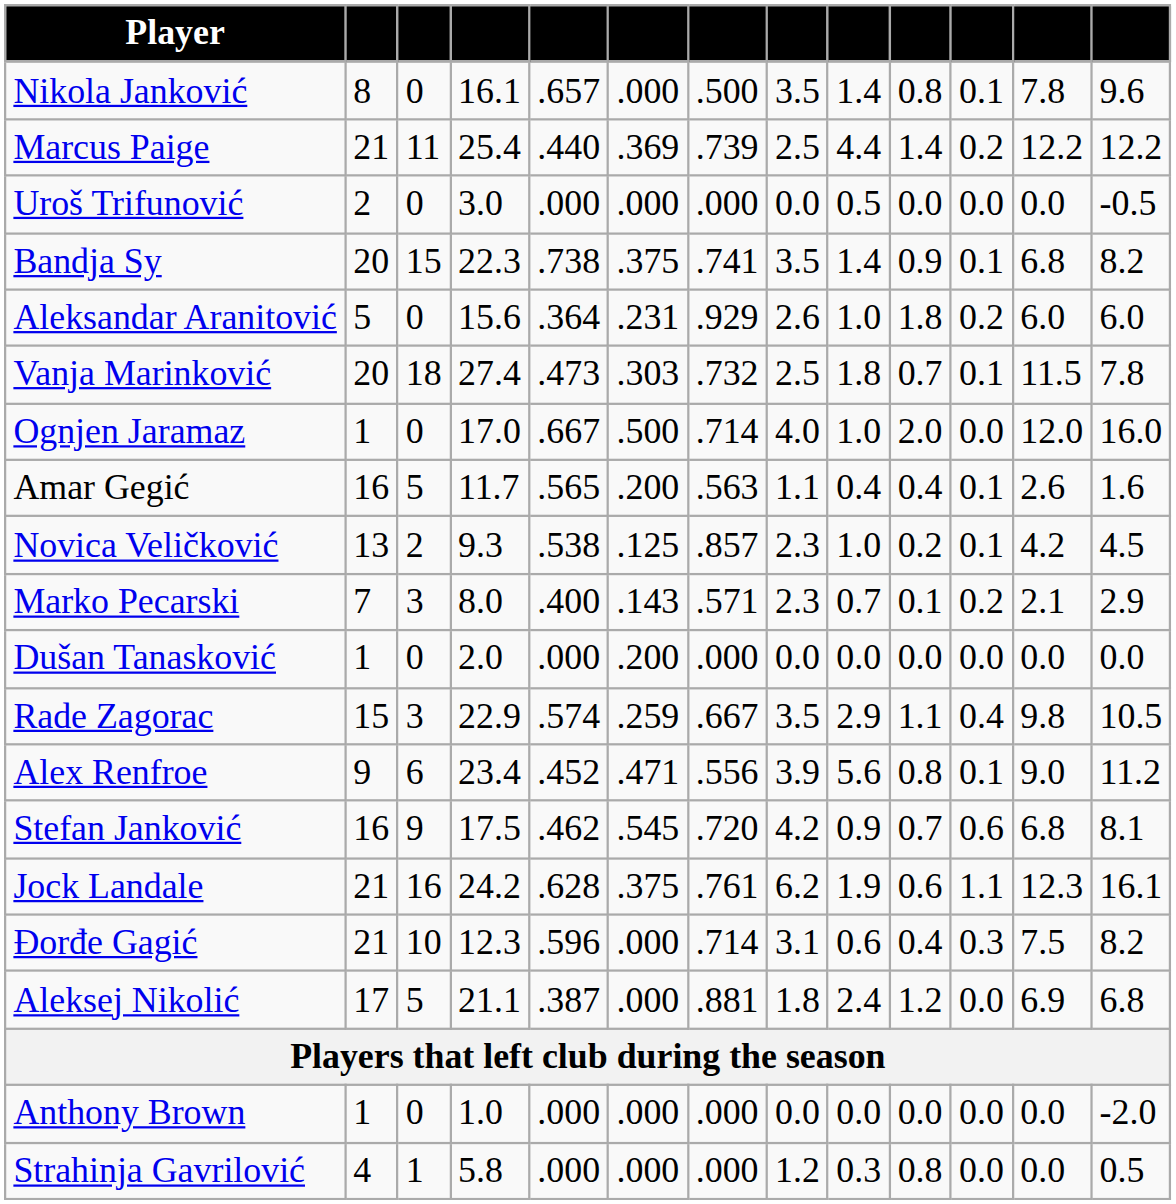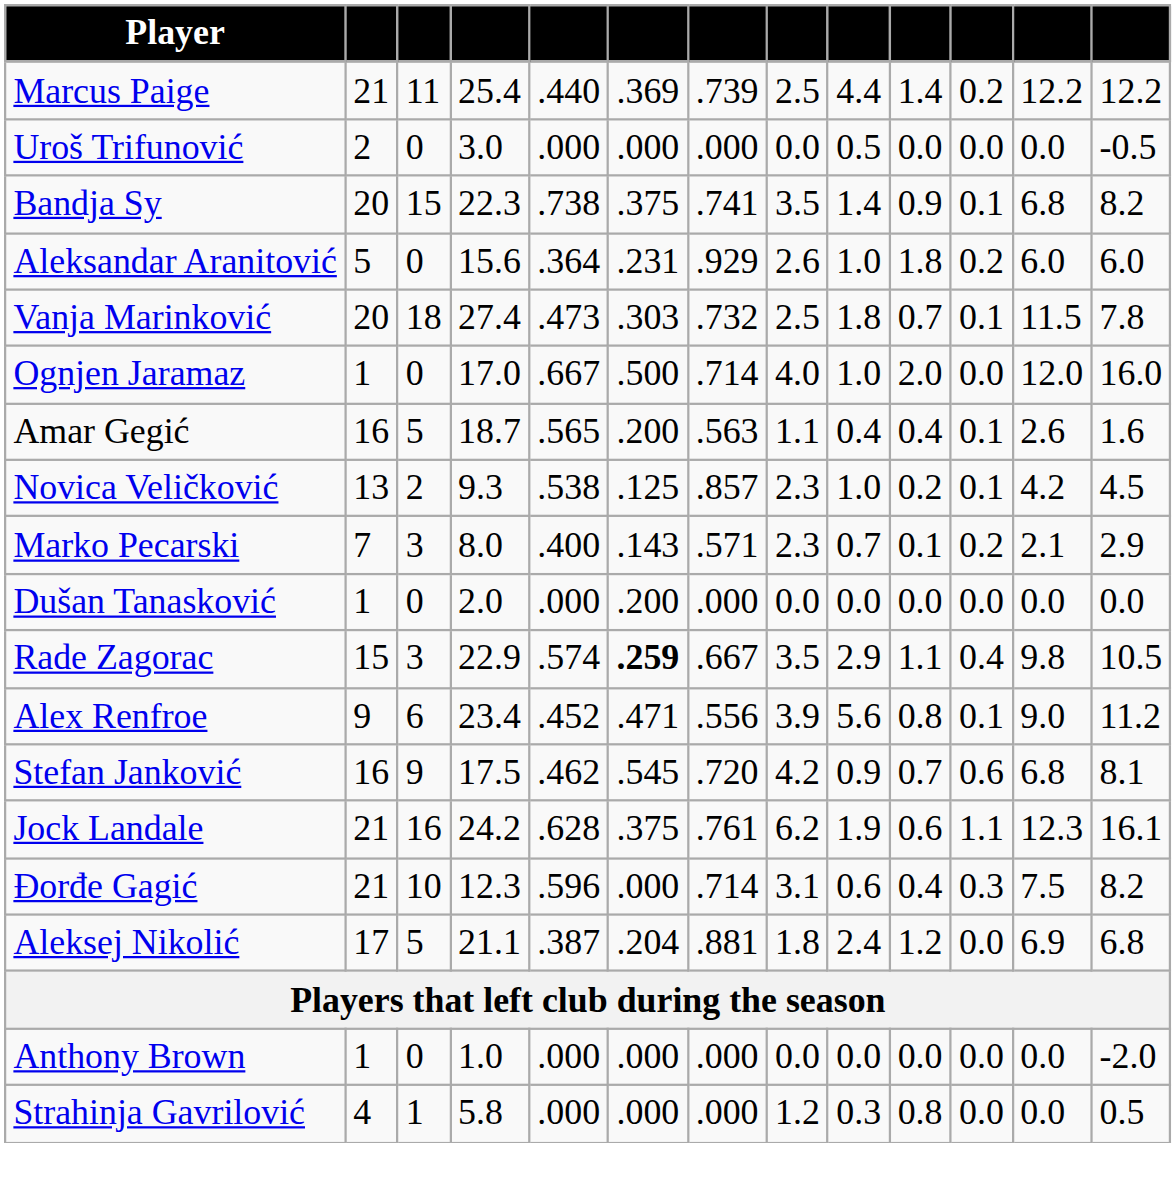- row: (130, 89)
(489, 487) 11.7 -> (489, 430) 18.7
(648, 714) normal -> (648, 658) bold
(648, 999) .000 -> (648, 942) .204
